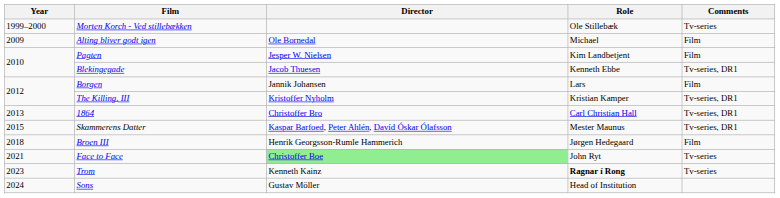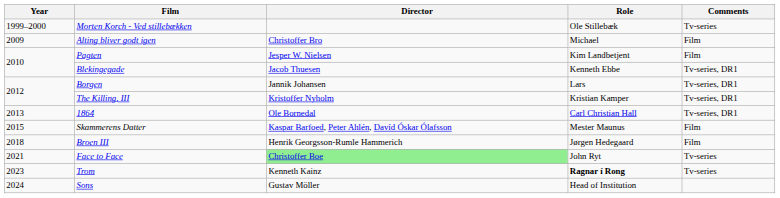(292, 41) Ole Bornedal -> (295, 41) Christoffer Bro
(692, 84) Film -> (711, 84) Tv-series, DR1
(295, 113) Christoffer Bro -> (292, 113) Ole Bornedal
(711, 128) Tv-series, DR1 -> (692, 128) Film
